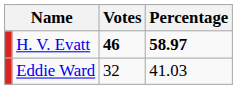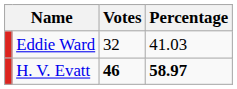rows swapped: (53, 44) <-> (56, 71)
